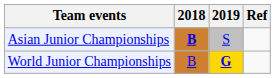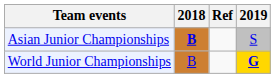columns swapped: (226, 16) <-> (257, 16)
